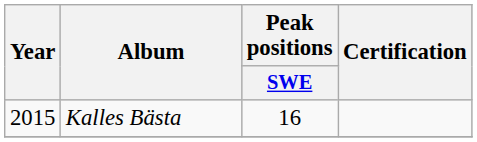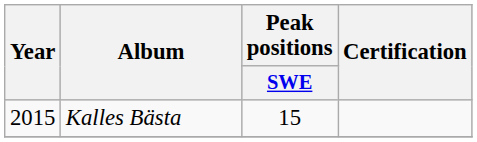(290, 117) 16 -> (290, 117) 15
